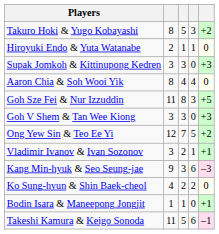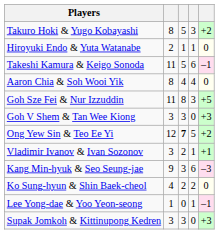rows swapped: (75, 220) <-> (84, 65)
(183, 134) normal -> (183, 134) bold
+ row: (75, 203)
- row: (76, 203)
